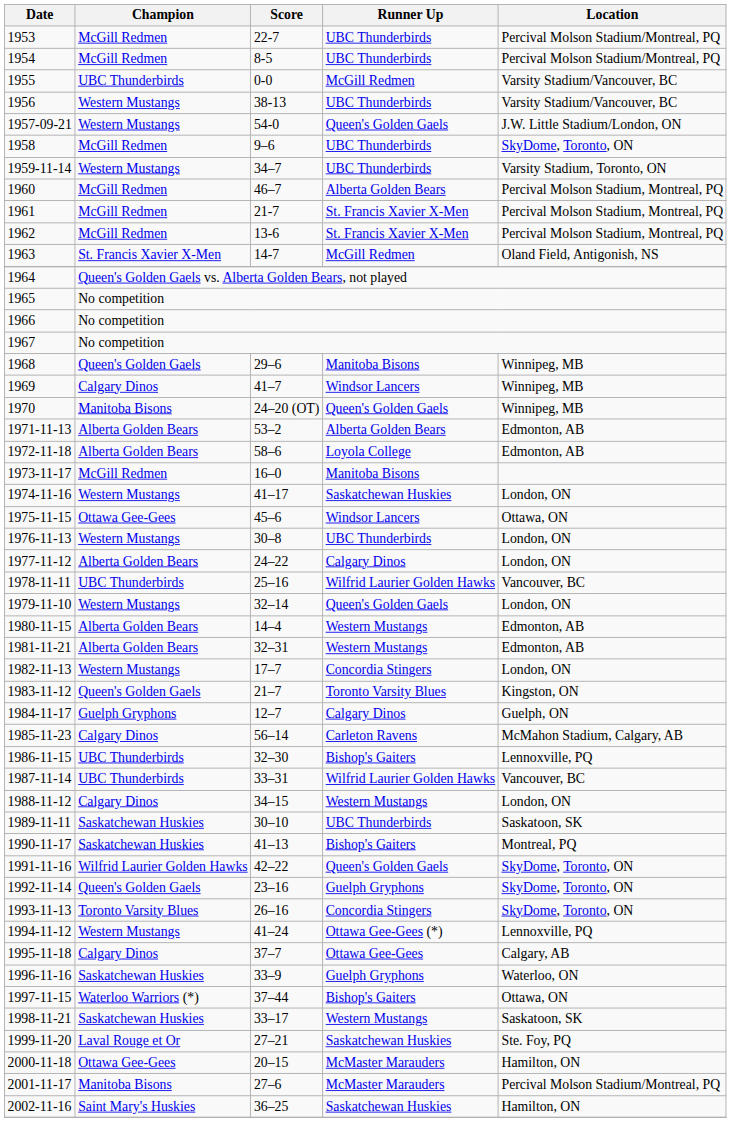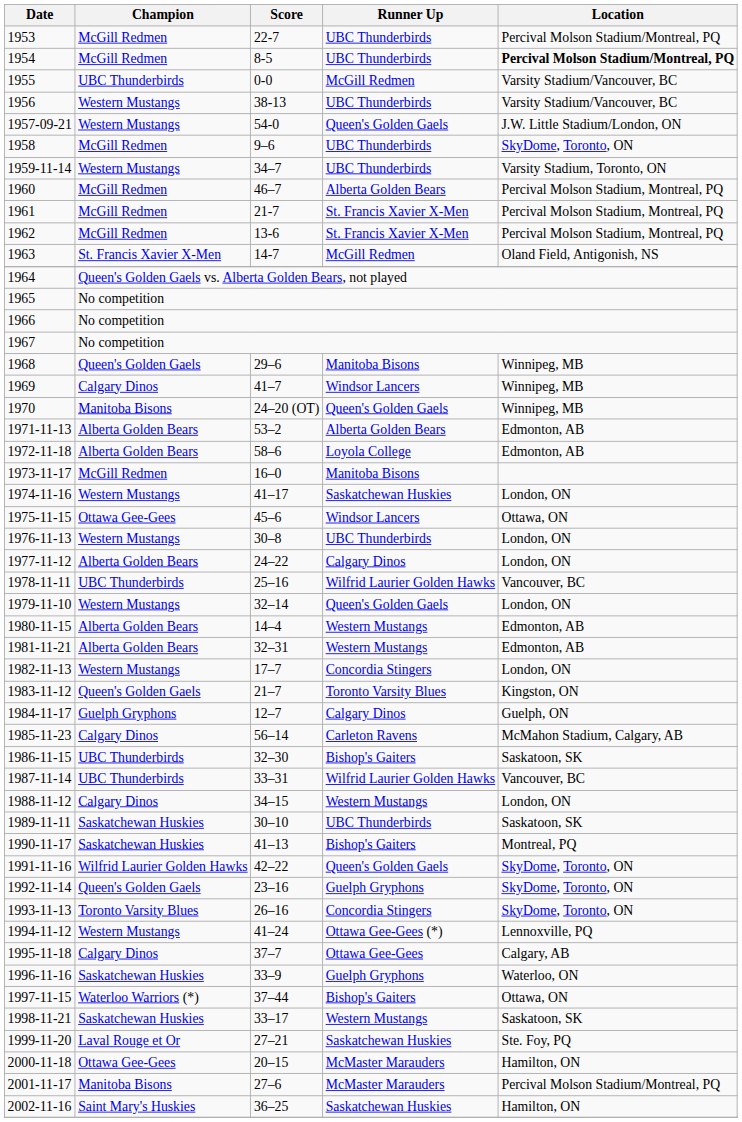(611, 59) normal -> (618, 59) bold
(547, 757) Lennoxville, PQ -> (542, 757) Saskatoon, SK
